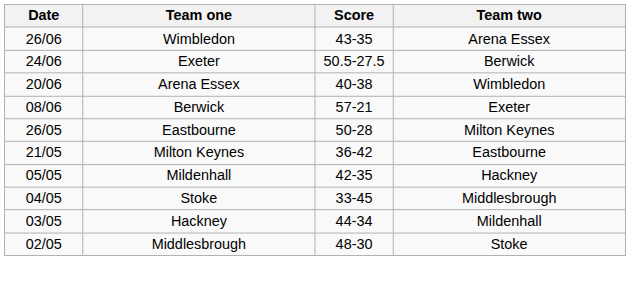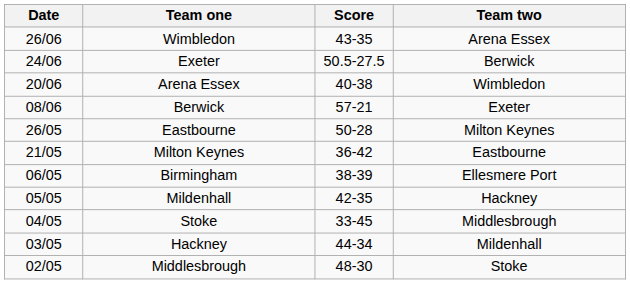+ row: (199, 175)
